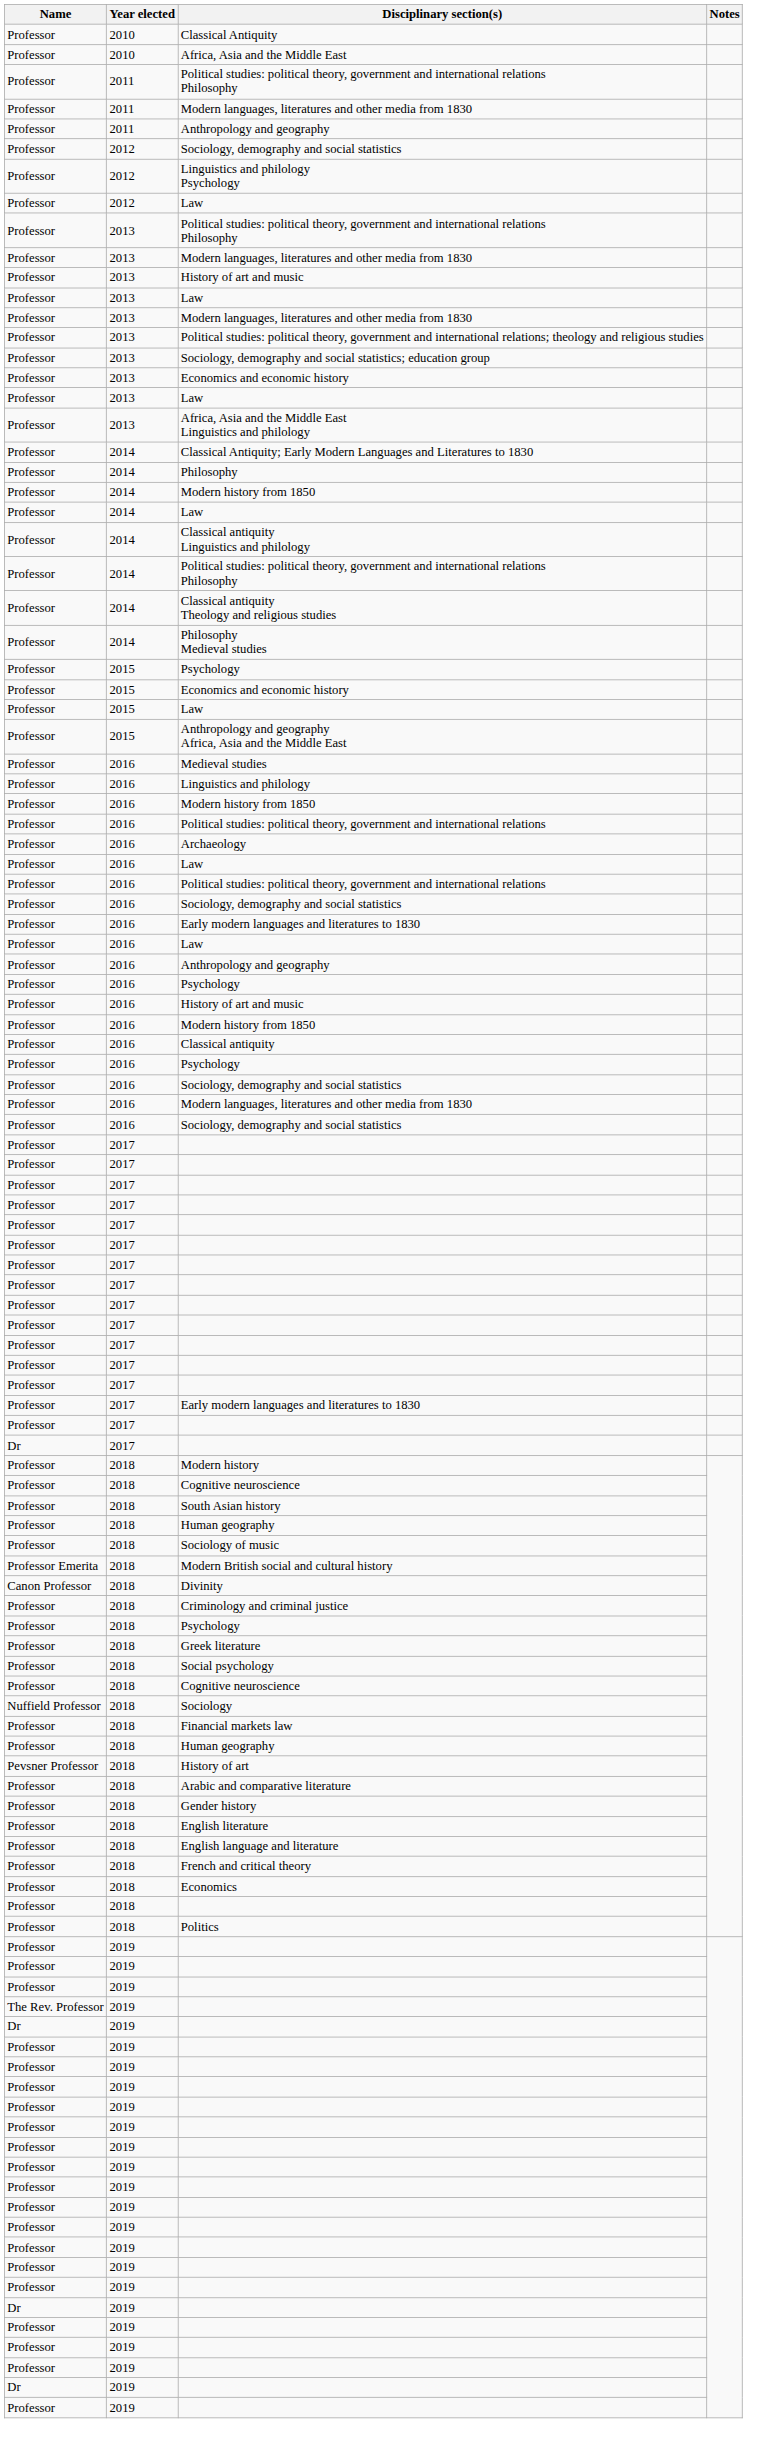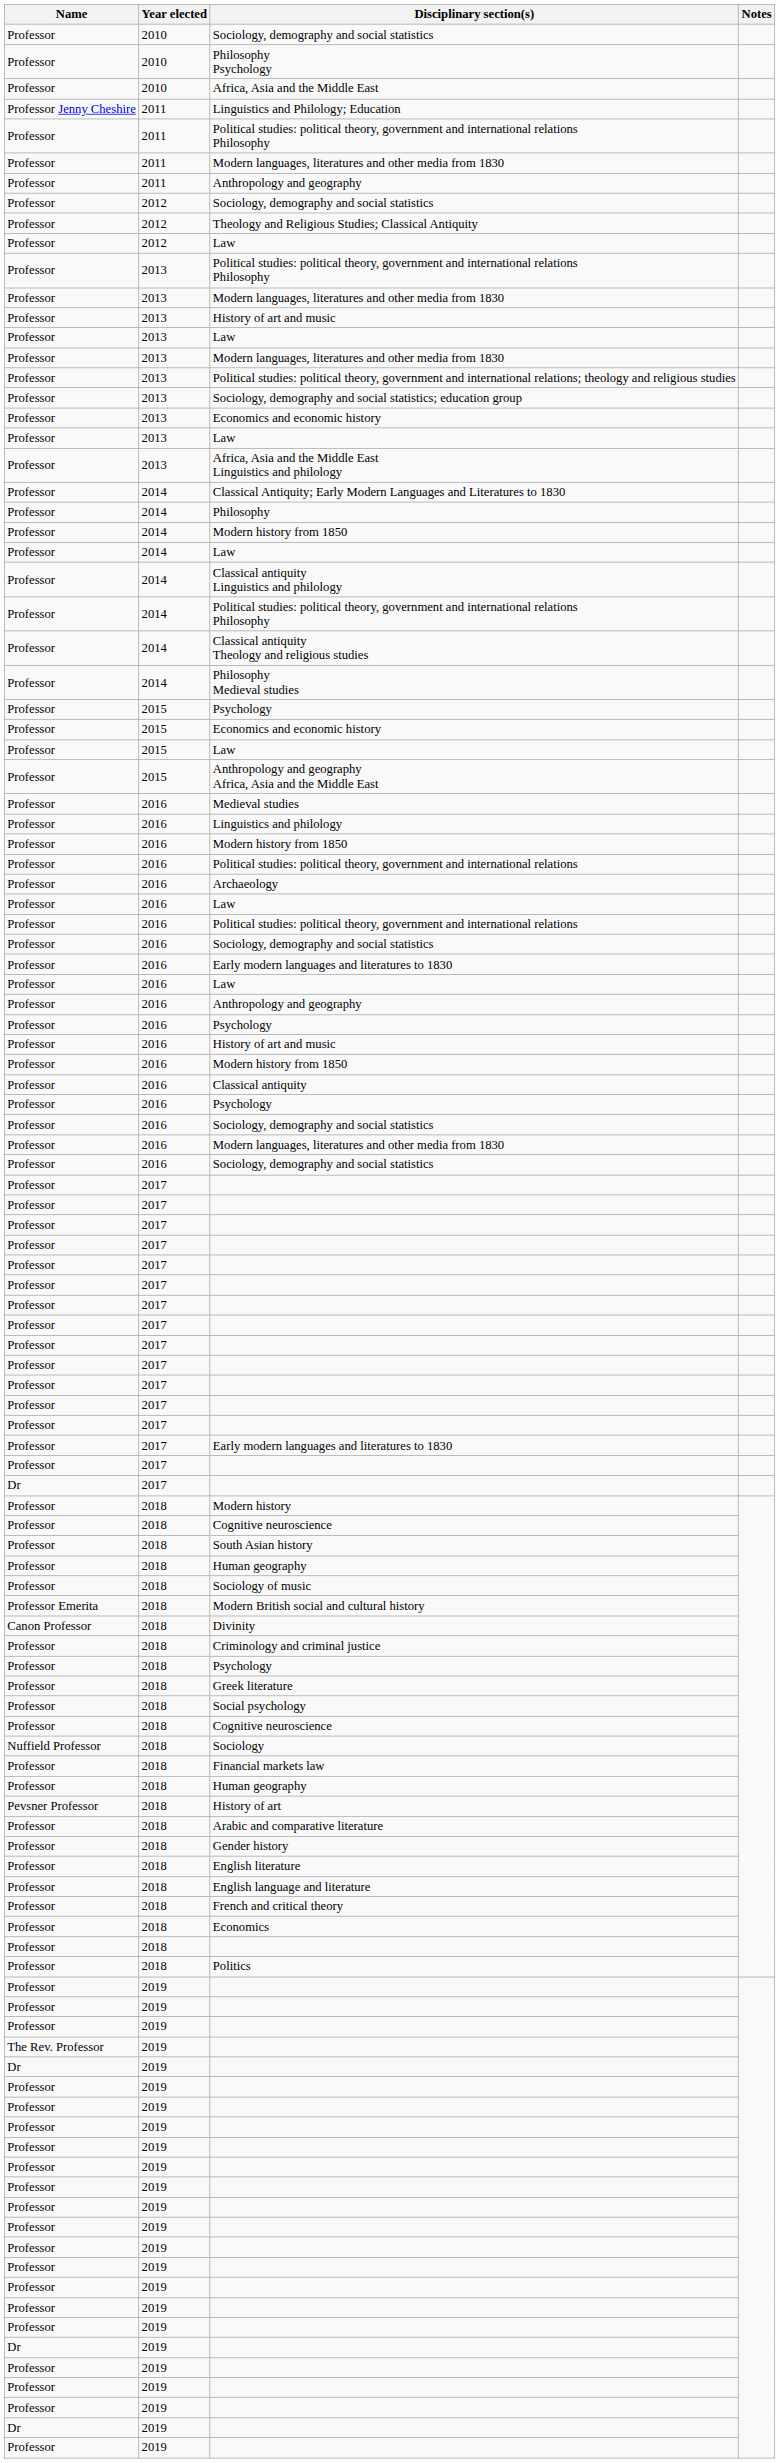- row: (122, 34)
+ row: (154, 34)
+ row: (154, 61)
+ row: (154, 108)
+ row: (154, 223)
- row: (122, 176)
